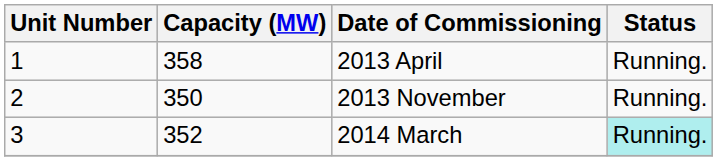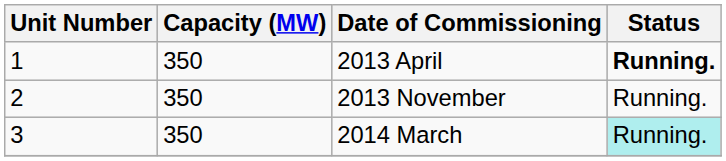(183, 60) 358 -> (183, 60) 350
(660, 60) normal -> (664, 60) bold
(183, 135) 352 -> (183, 135) 350
